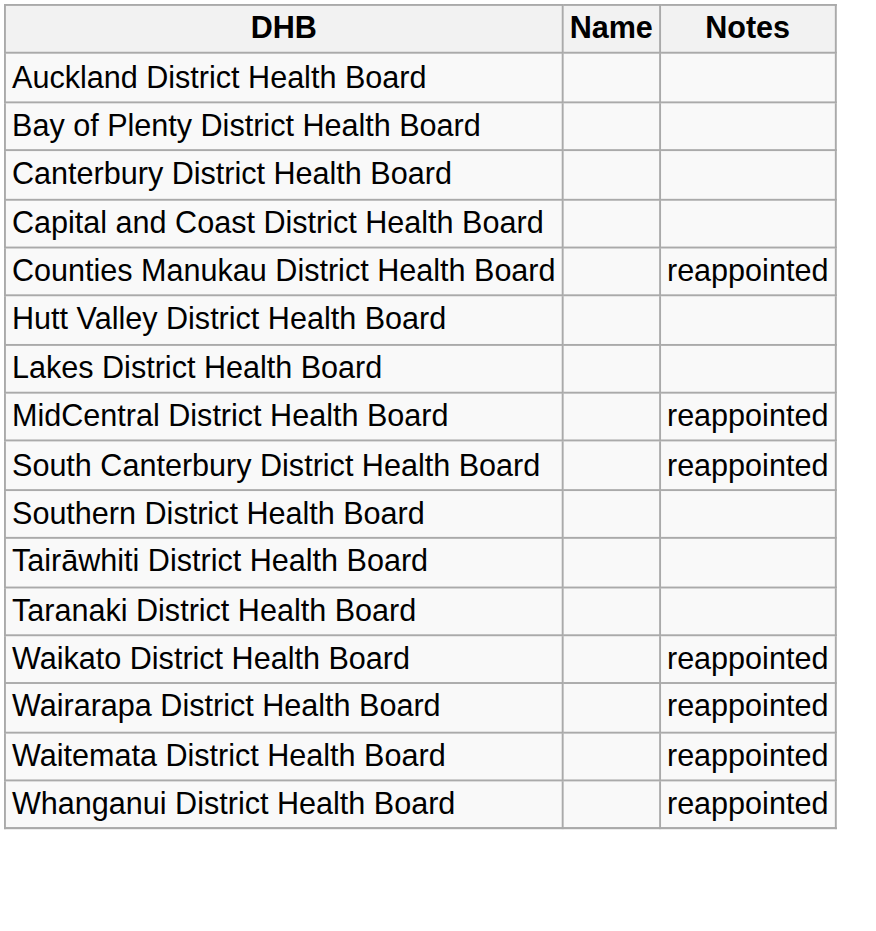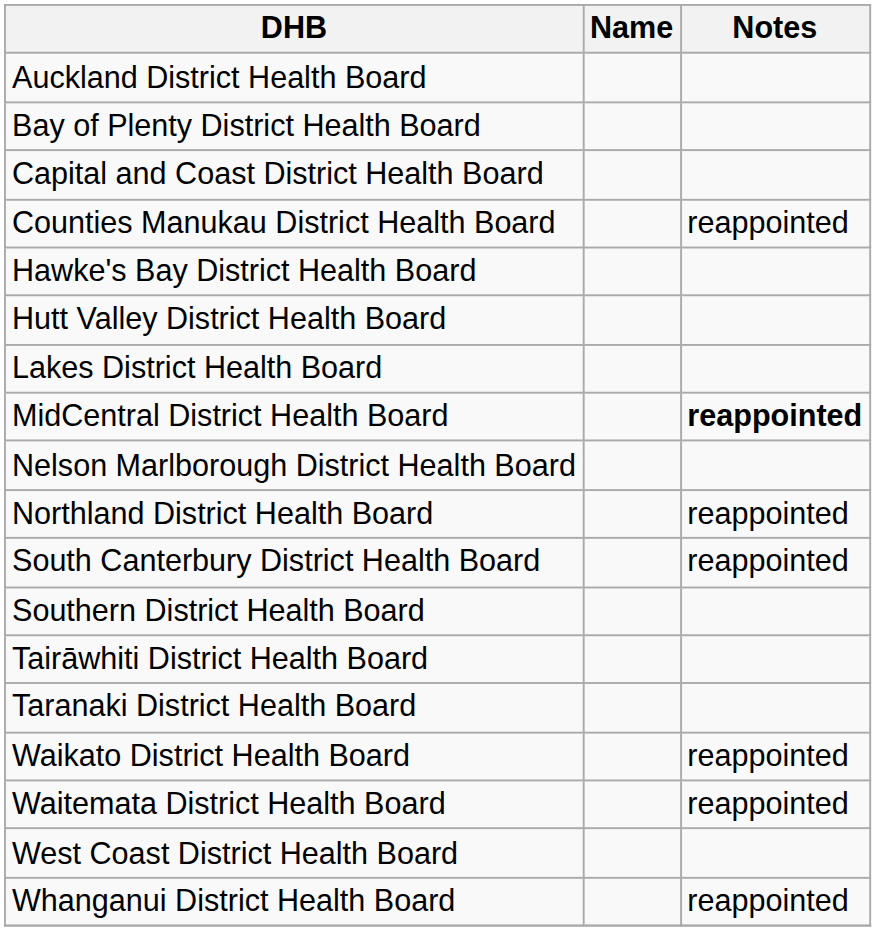- row: (232, 174)
+ row: (244, 271)
(748, 416) normal -> (775, 416) bold
+ row: (294, 464)
+ row: (223, 513)
- row: (226, 707)
+ row: (235, 852)
